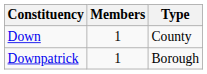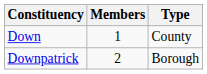(118, 58) 1 -> (118, 58) 2
